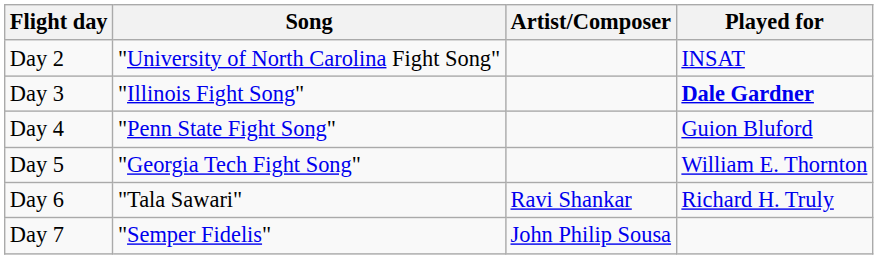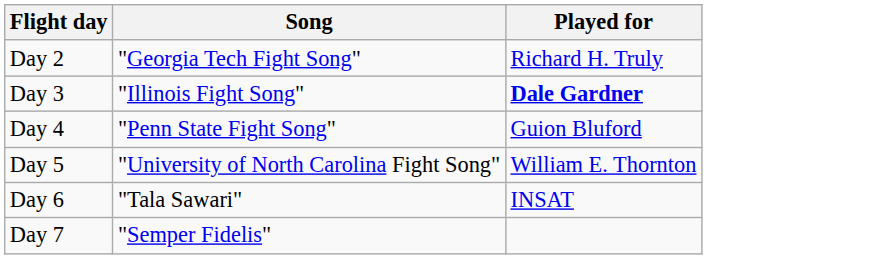- column: (591, 22)
(309, 57) "University of North Carolina Fight Song" -> (239, 57) "Georgia Tech Fight Song"
(713, 57) INSAT -> (587, 57) Richard H. Truly
(239, 164) "Georgia Tech Fight Song" -> (309, 164) "University of North Carolina Fight Song"
(758, 199) Richard H. Truly -> (542, 199) INSAT
